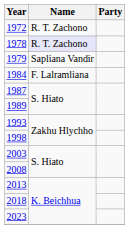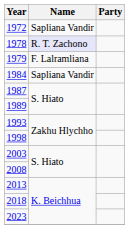(59, 28) R. T. Zachono -> (62, 28) Sapliana Vandir
(62, 59) Sapliana Vandir -> (60, 59) F. Lalramliana
(60, 75) F. Lalramliana -> (62, 75) Sapliana Vandir
